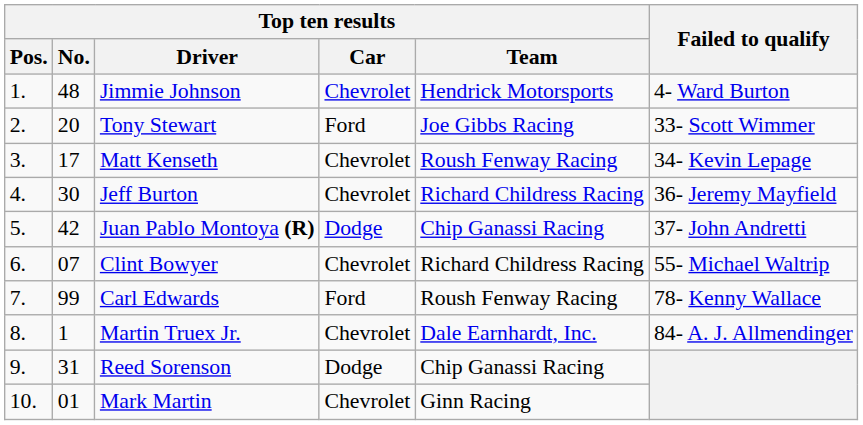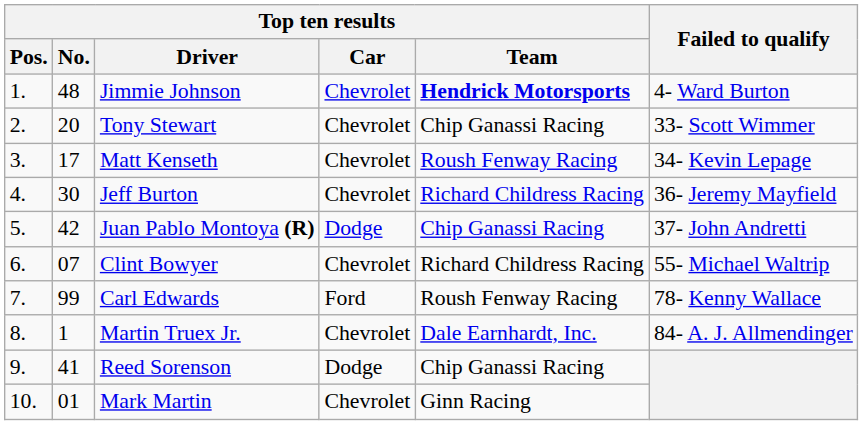(517, 90) normal -> (525, 90) bold
(345, 125) Ford -> (367, 125) Chevrolet
(497, 125) Joe Gibbs Racing -> (512, 125) Chip Ganassi Racing
(69, 366) 31 -> (69, 366) 41
